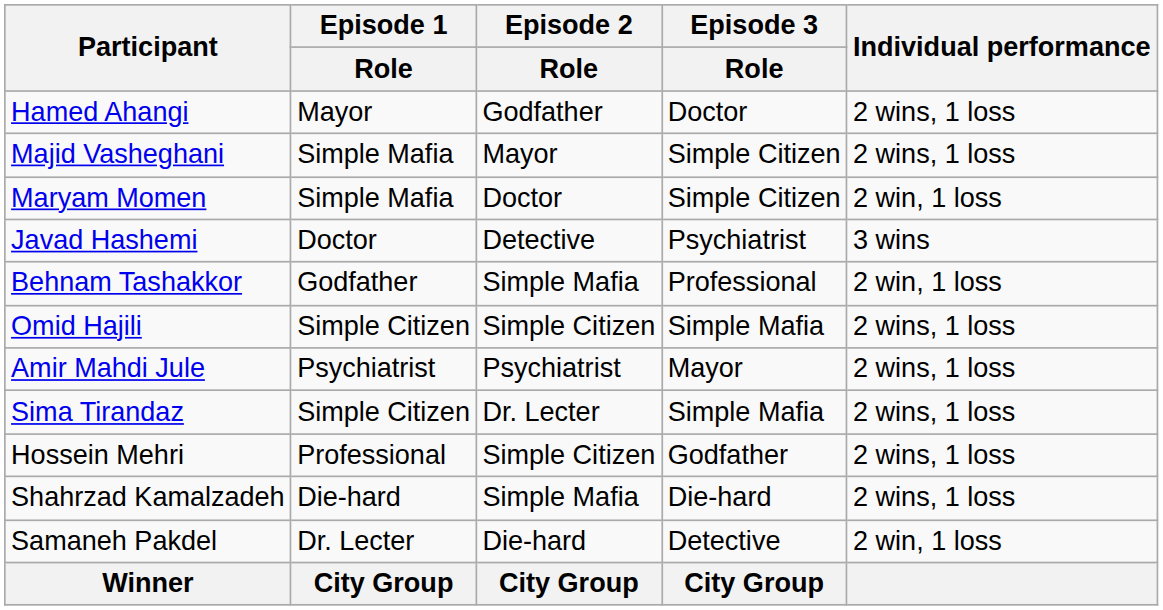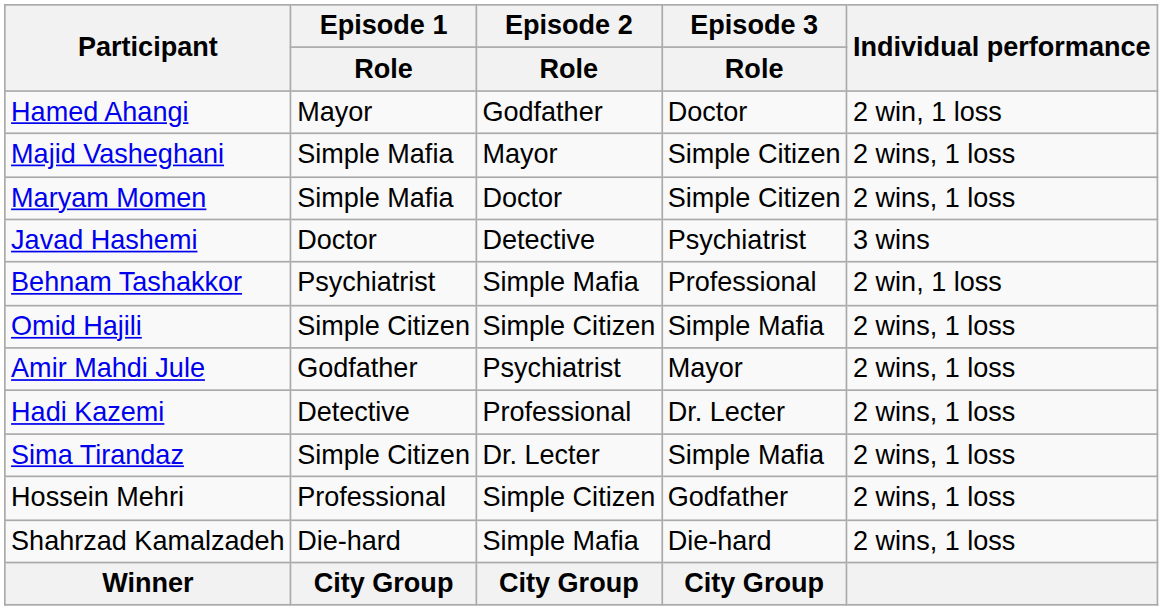(934, 111) 2 wins, 1 loss -> (927, 111) 2 win, 1 loss
(927, 197) 2 win, 1 loss -> (934, 197) 2 wins, 1 loss
(357, 283) Godfather -> (366, 283) Psychiatrist
(366, 369) Psychiatrist -> (357, 369) Godfather
+ row: (88, 411)
- row: (114, 540)
